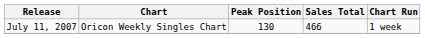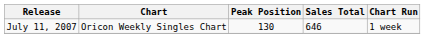(314, 26) 466 -> (314, 26) 646
